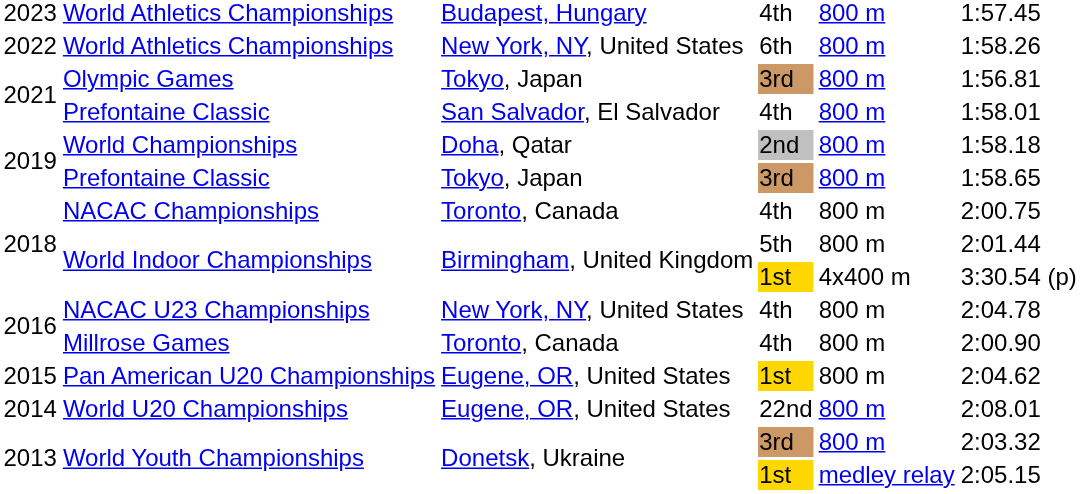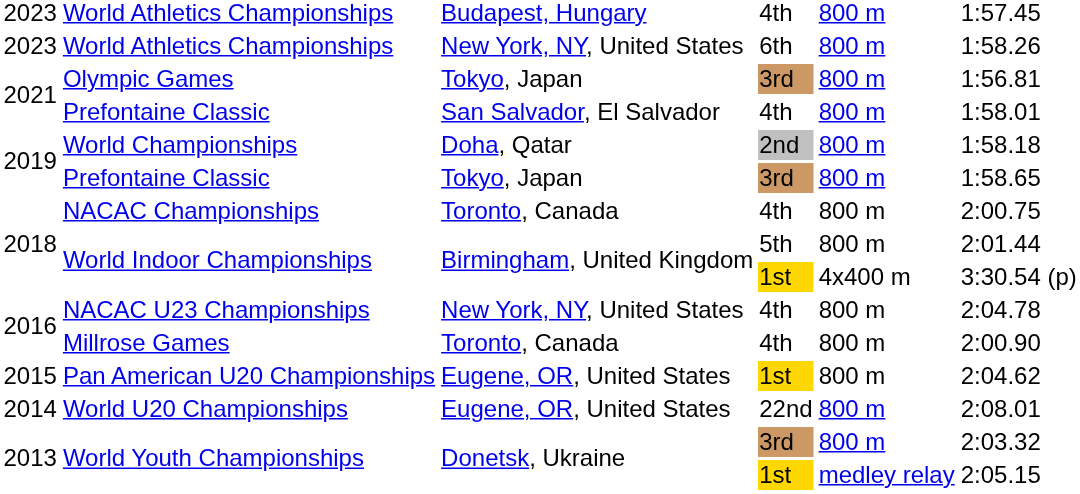(30, 45) 2022 -> (30, 45) 2023
